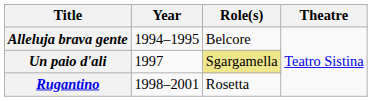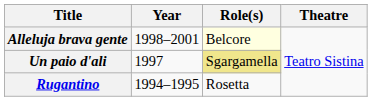(167, 38) 1994–1995 -> (167, 38) 1998–2001
(228, 38) no background -> (228, 38) lightyellow background
(167, 84) 1998–2001 -> (167, 84) 1994–1995
